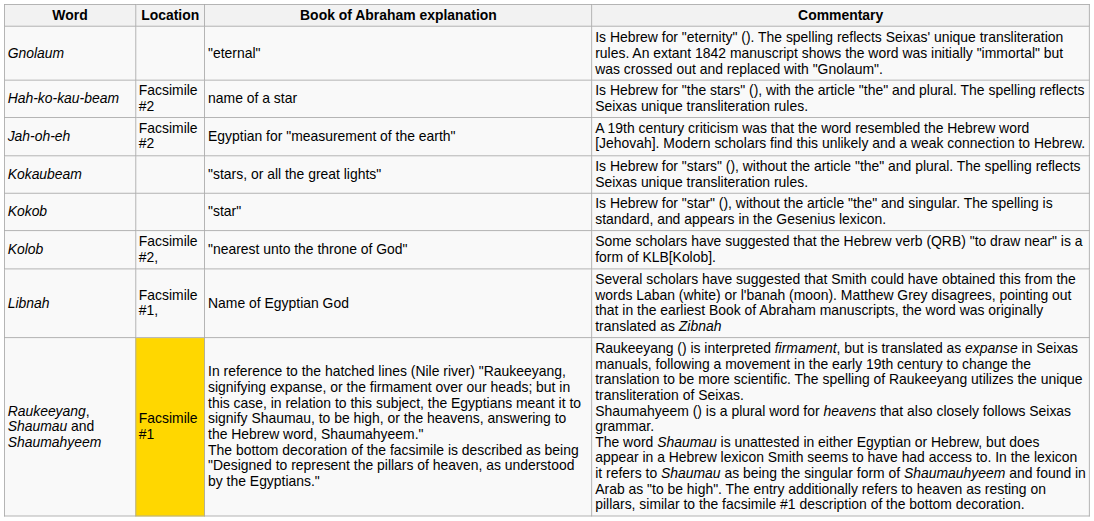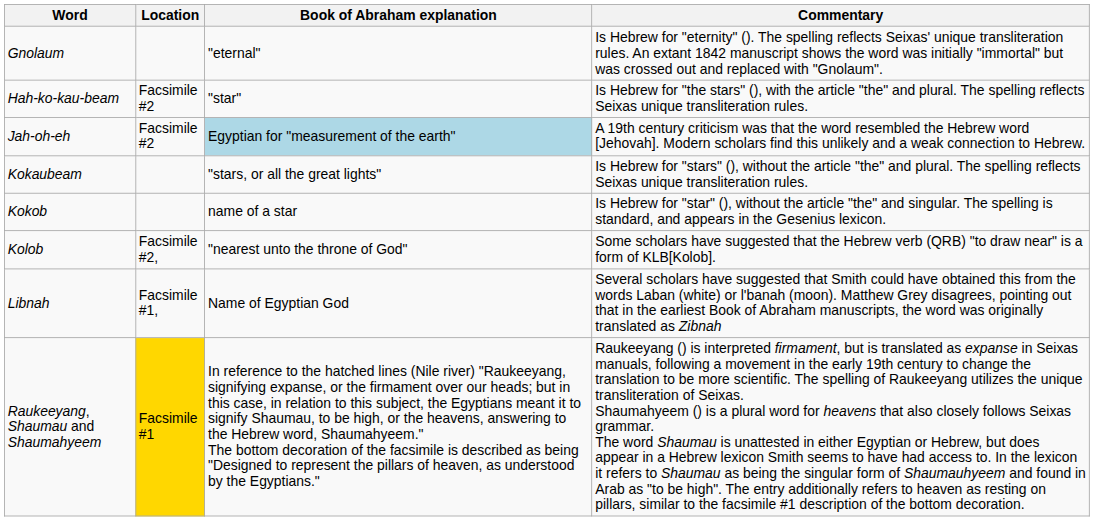(253, 98) name of a star -> (225, 98) "star"
(332, 136) no background -> (332, 136) lightblue background
(225, 212) "star" -> (253, 212) name of a star
